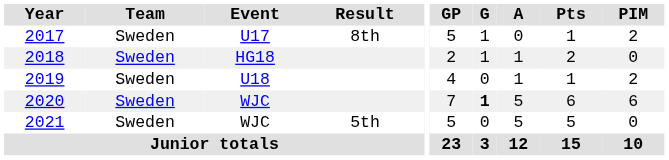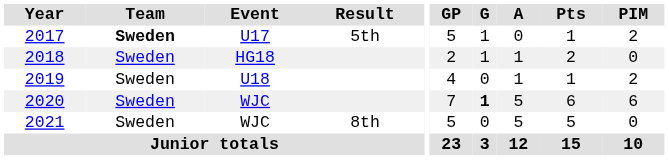(145, 36) normal -> (145, 36) bold
(365, 36) 8th -> (365, 36) 5th
(365, 123) 5th -> (365, 123) 8th
